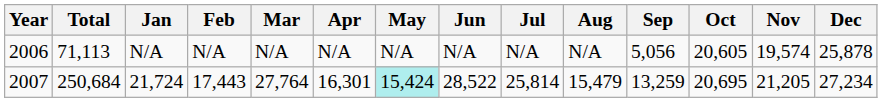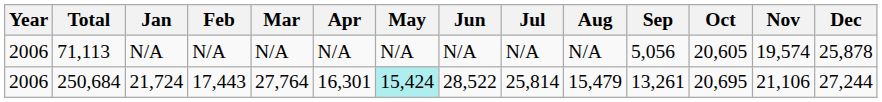(29, 81) 2007 -> (29, 81) 2006
(658, 81) 13,259 -> (658, 81) 13,261
(783, 81) 21,205 -> (783, 81) 21,106
(846, 81) 27,234 -> (846, 81) 27,244
